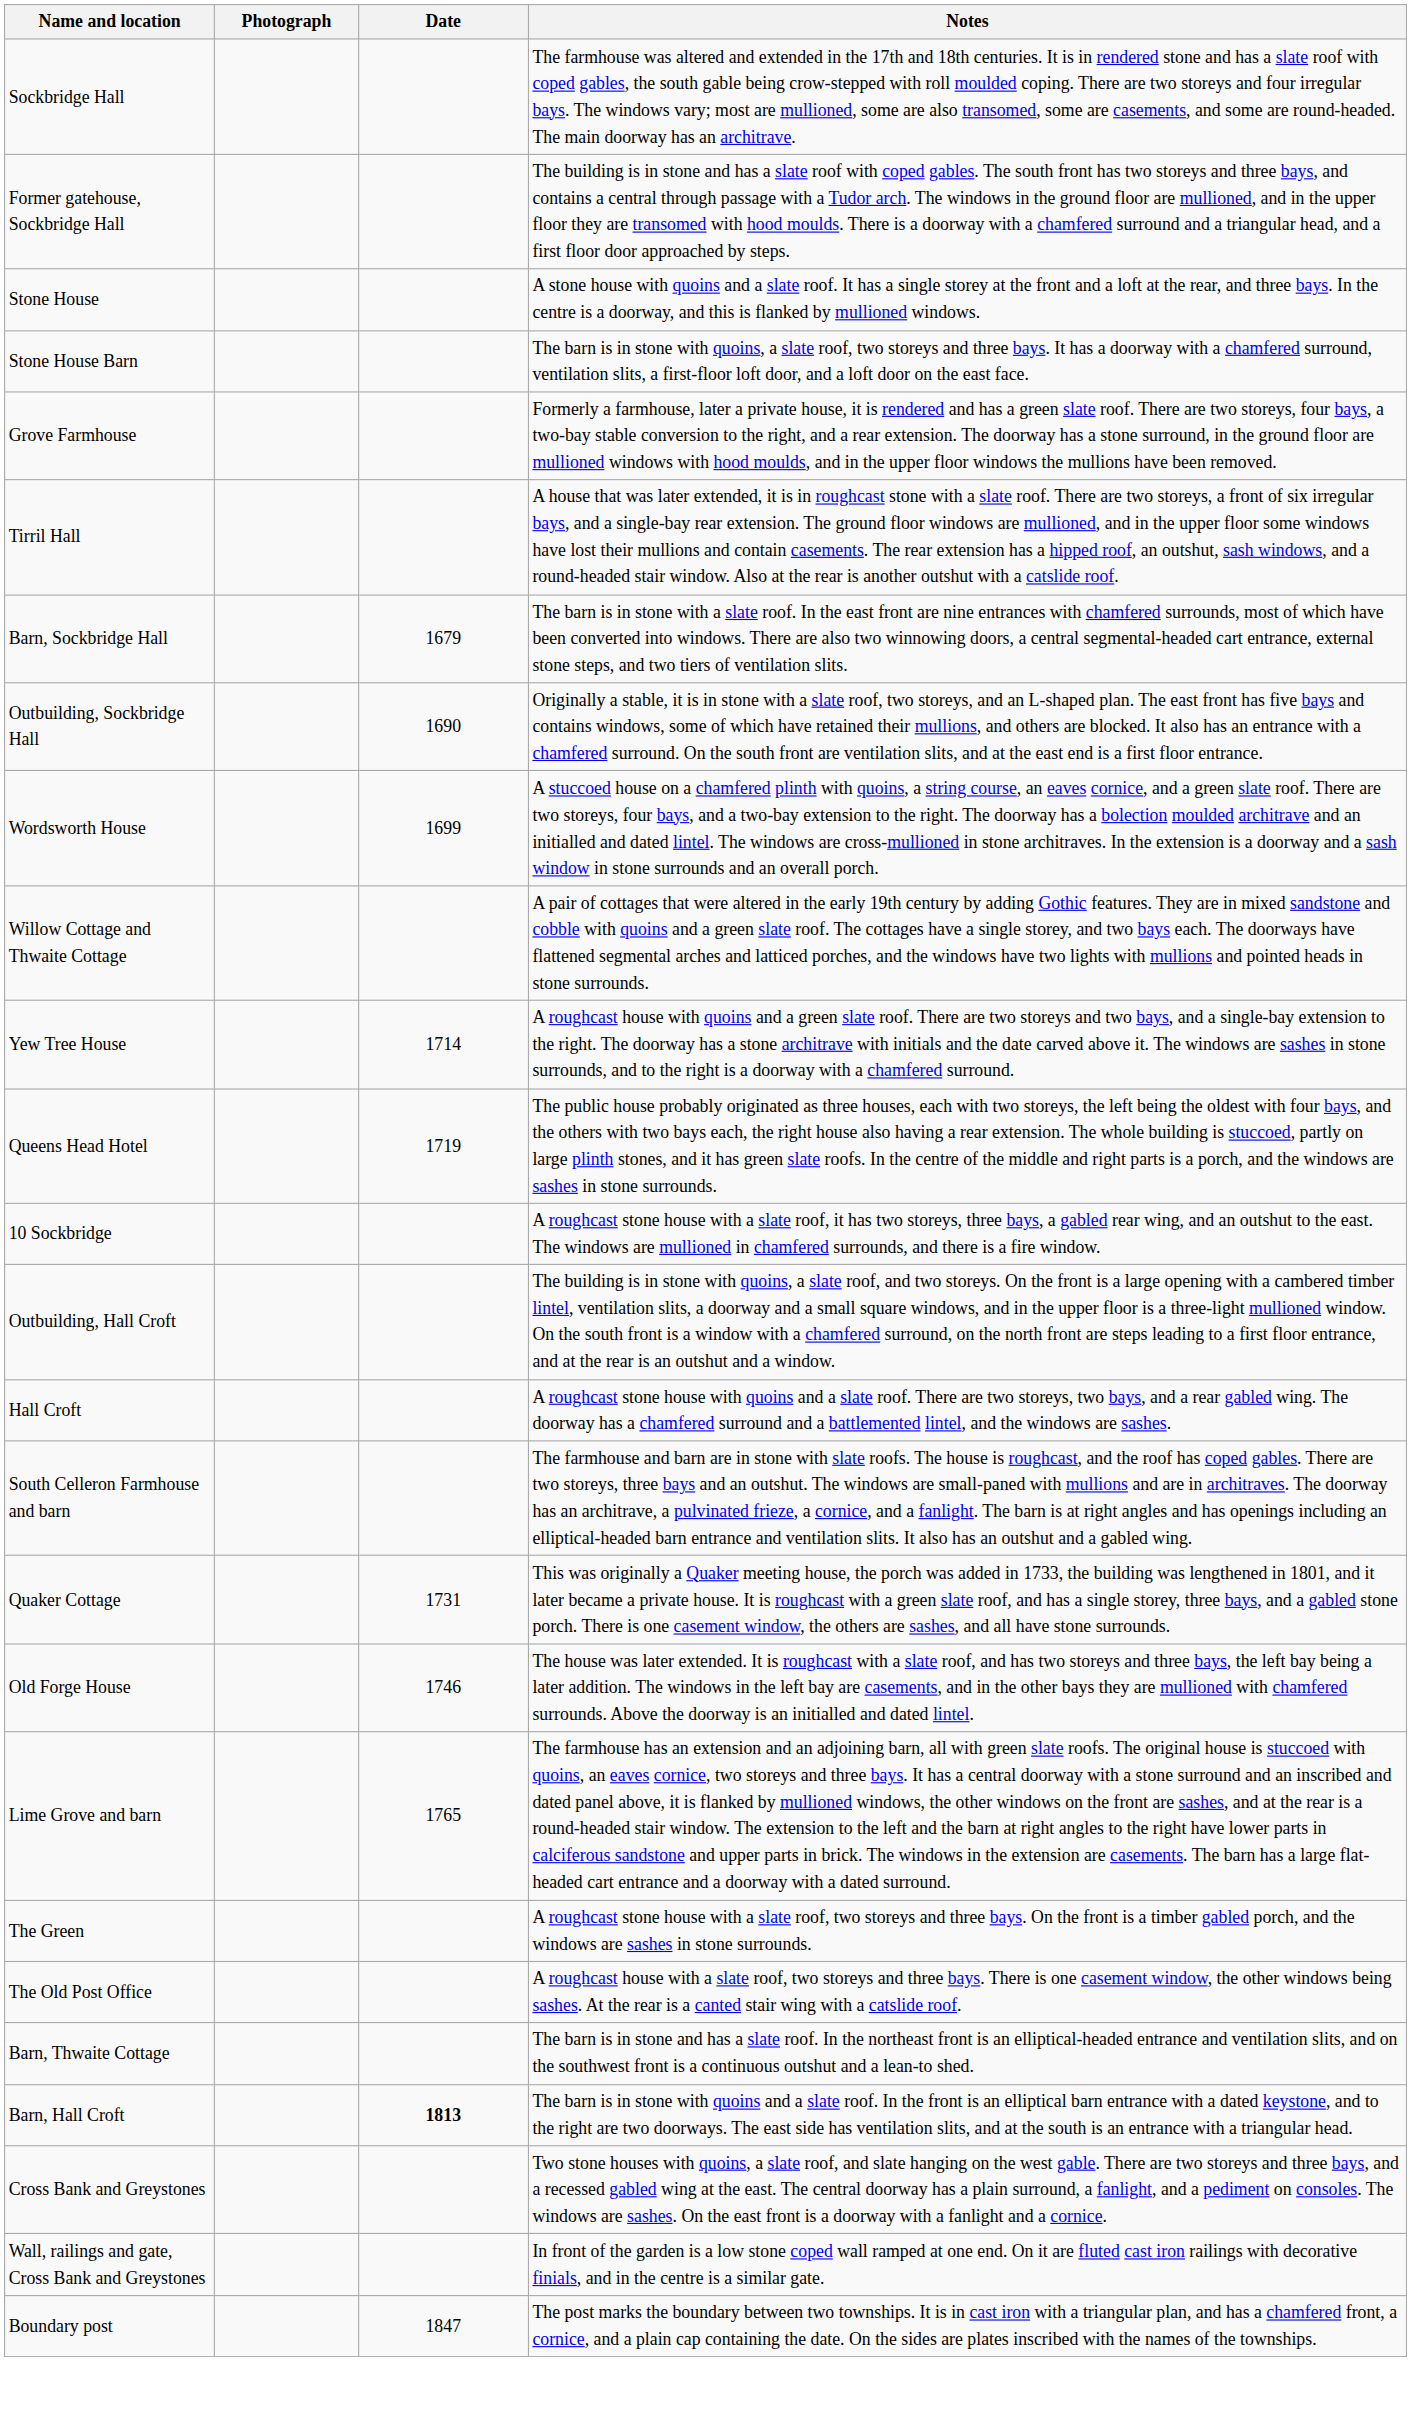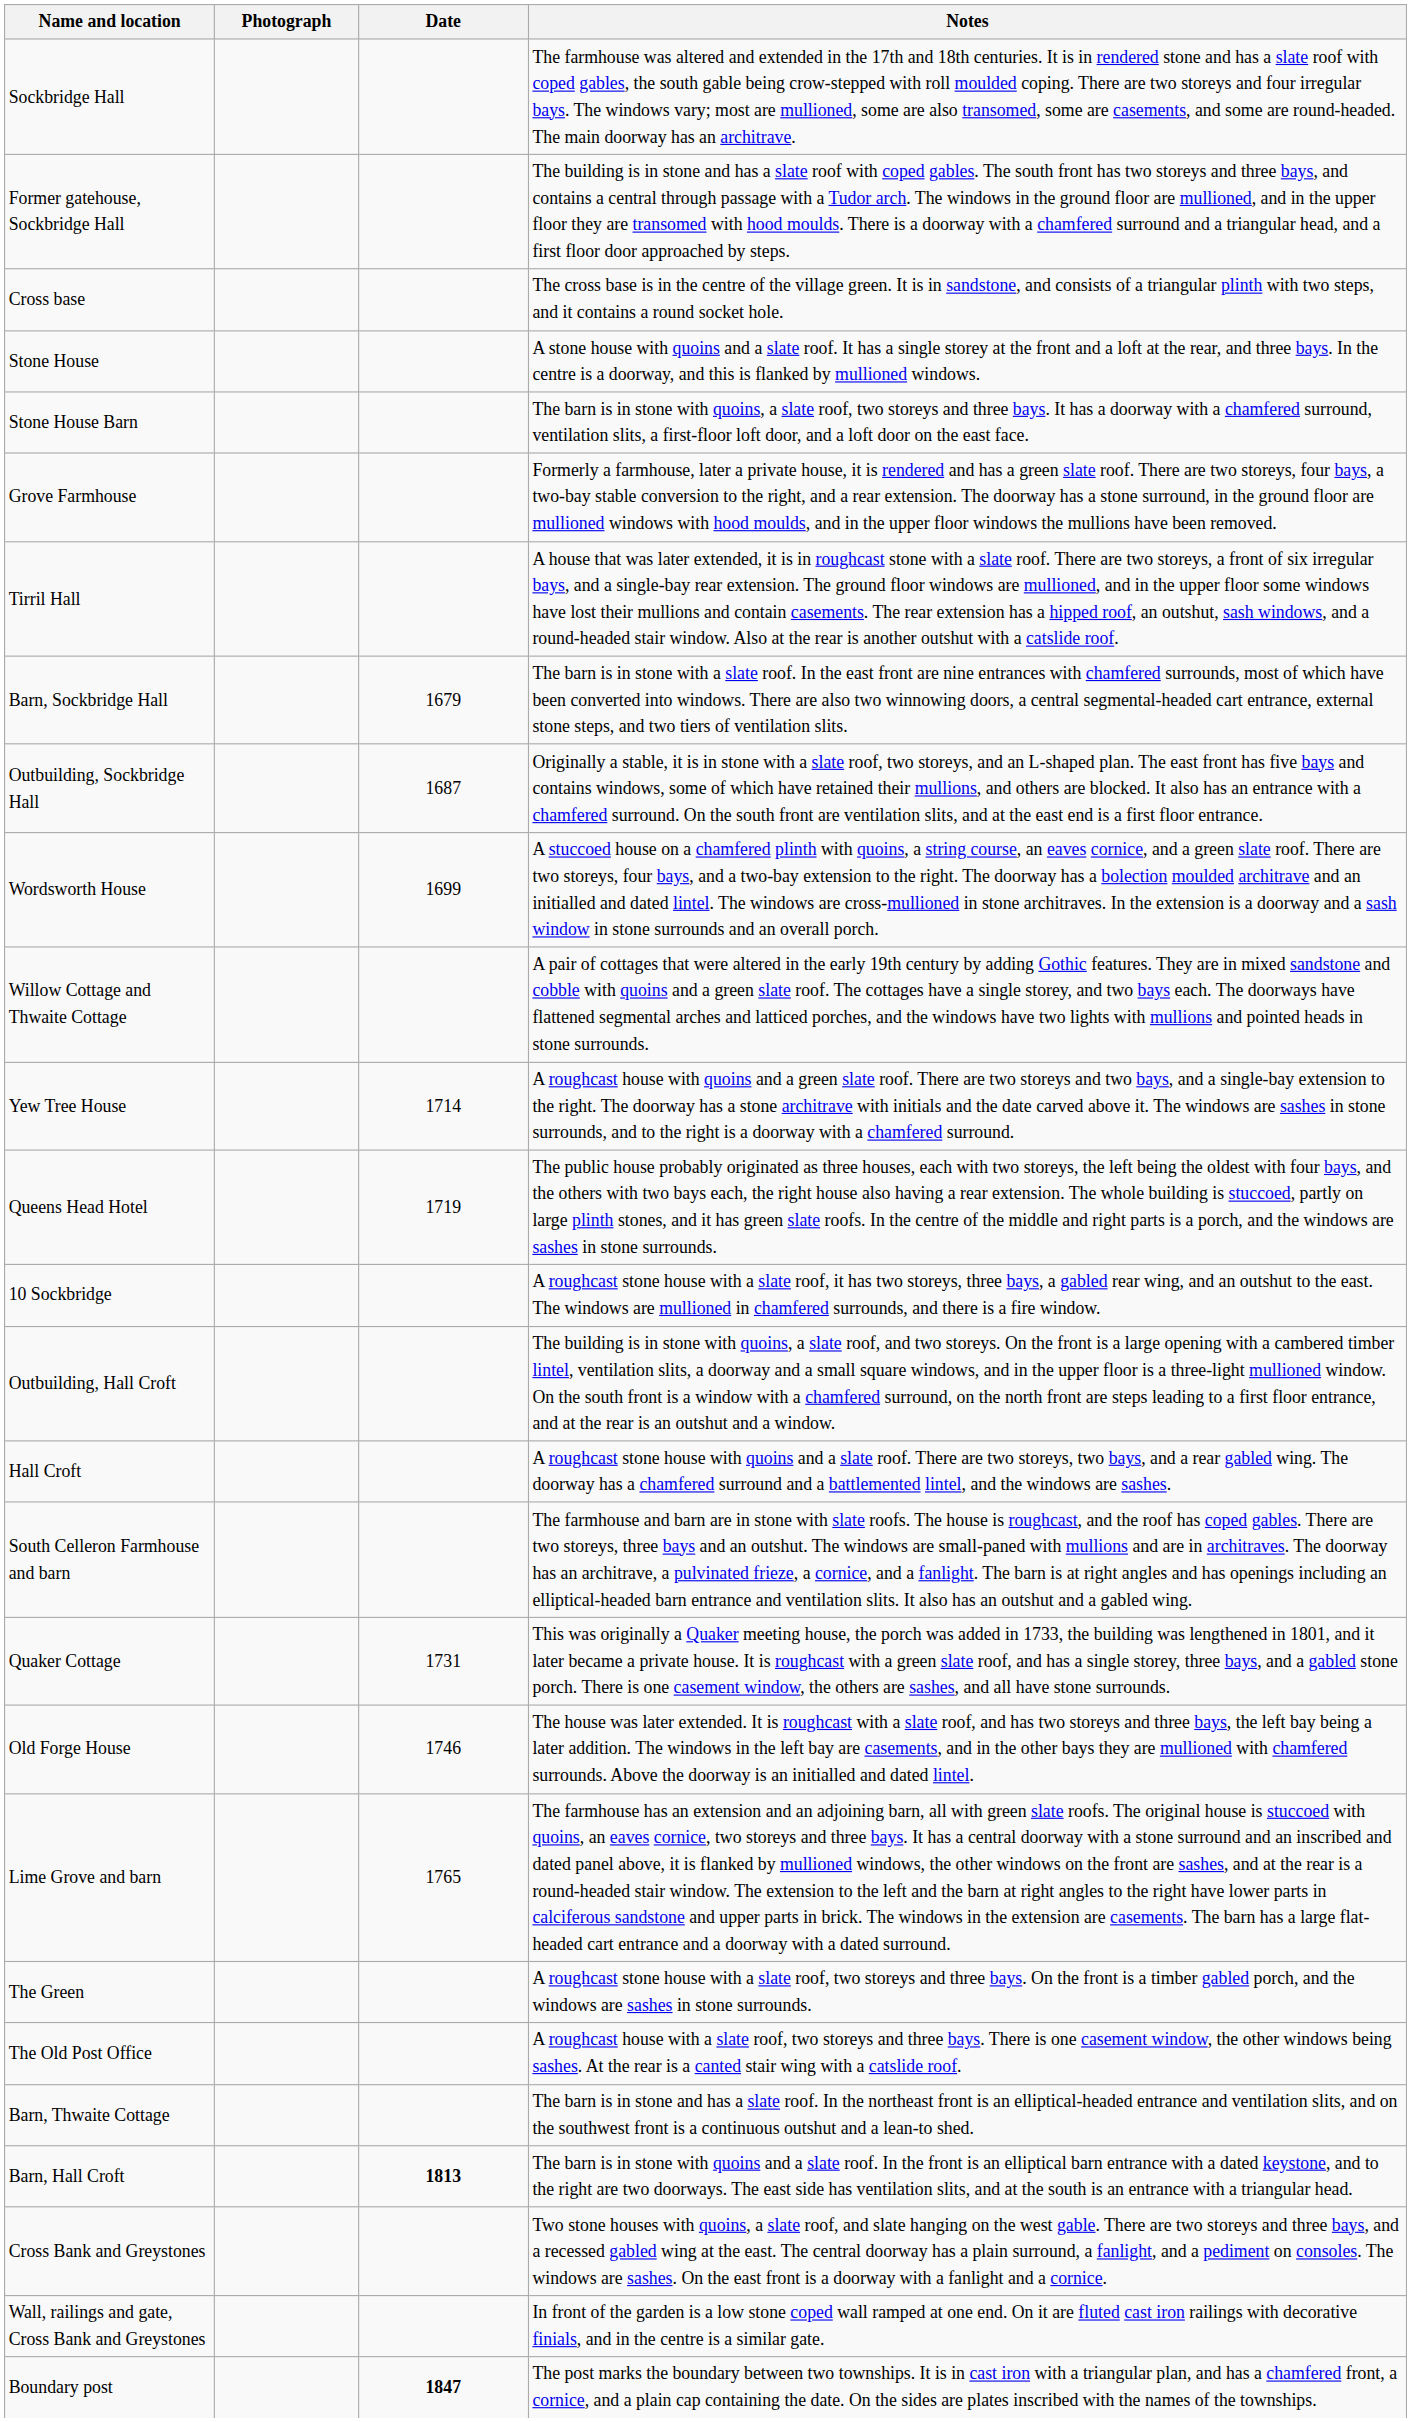+ row: (47, 299)
(443, 726) 1690 -> (443, 788) 1687
(443, 2325) normal -> (443, 2387) bold
